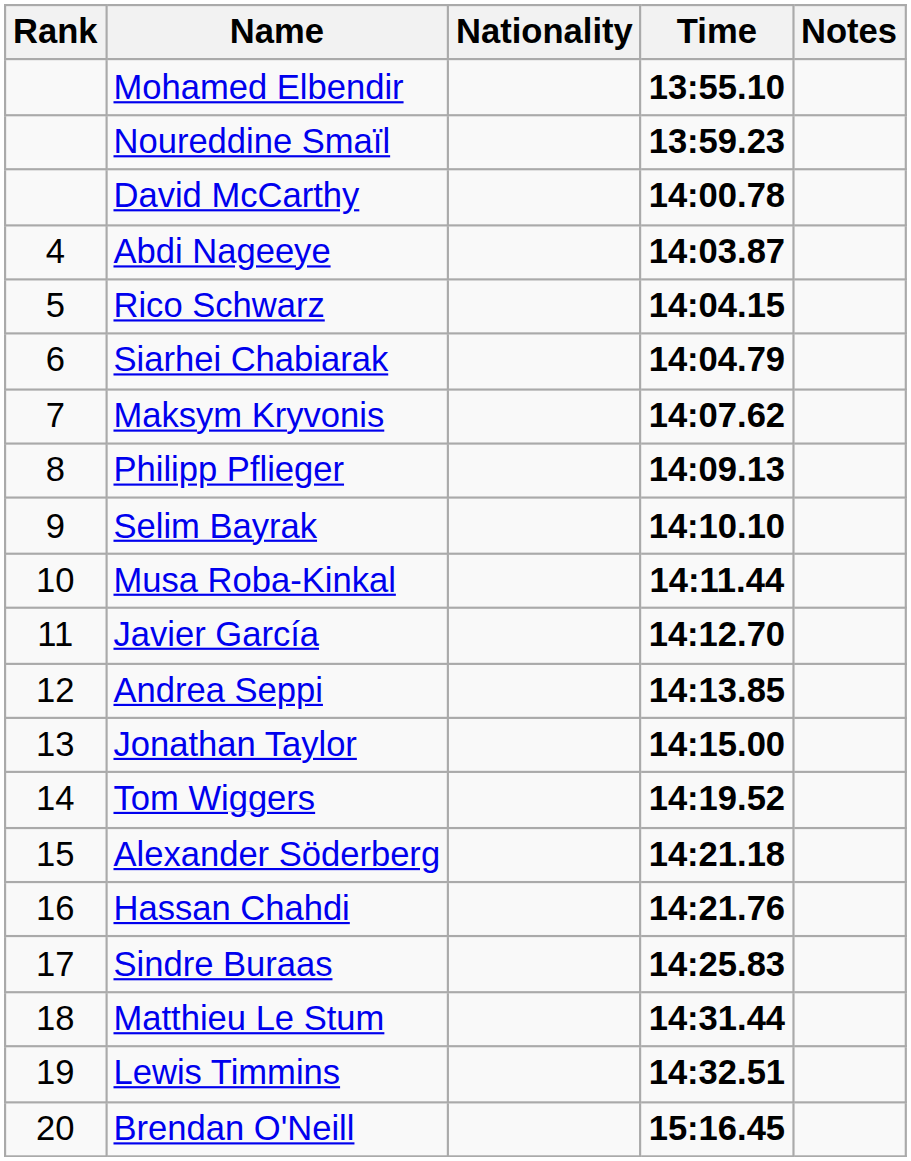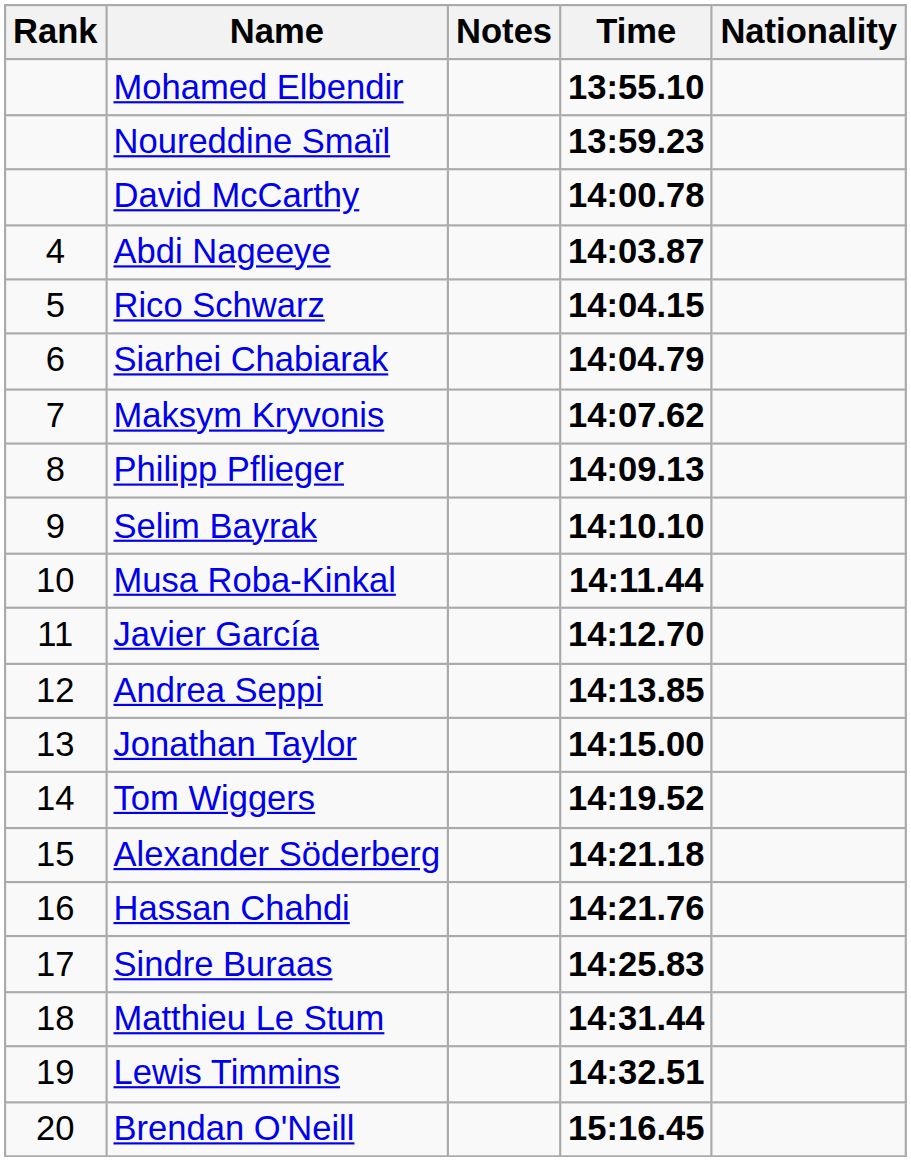columns swapped: (544, 31) <-> (849, 31)
